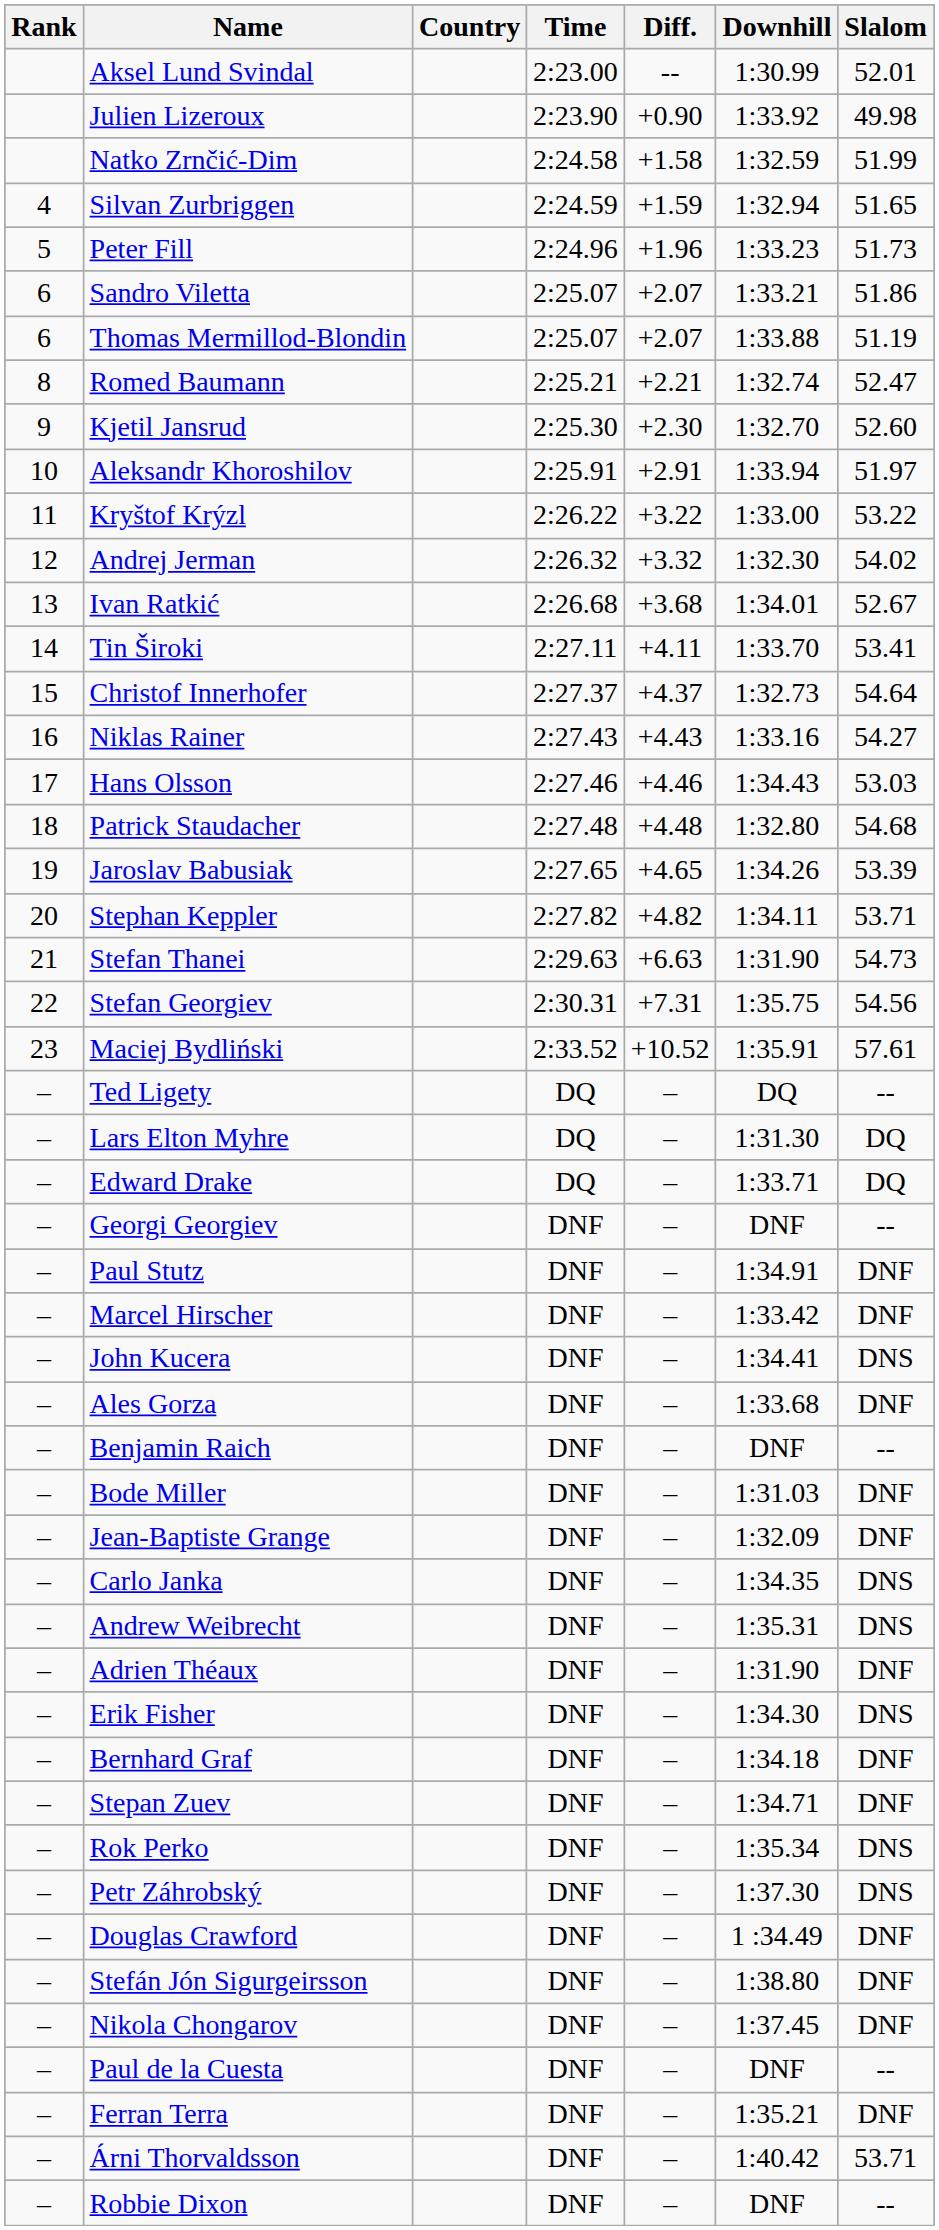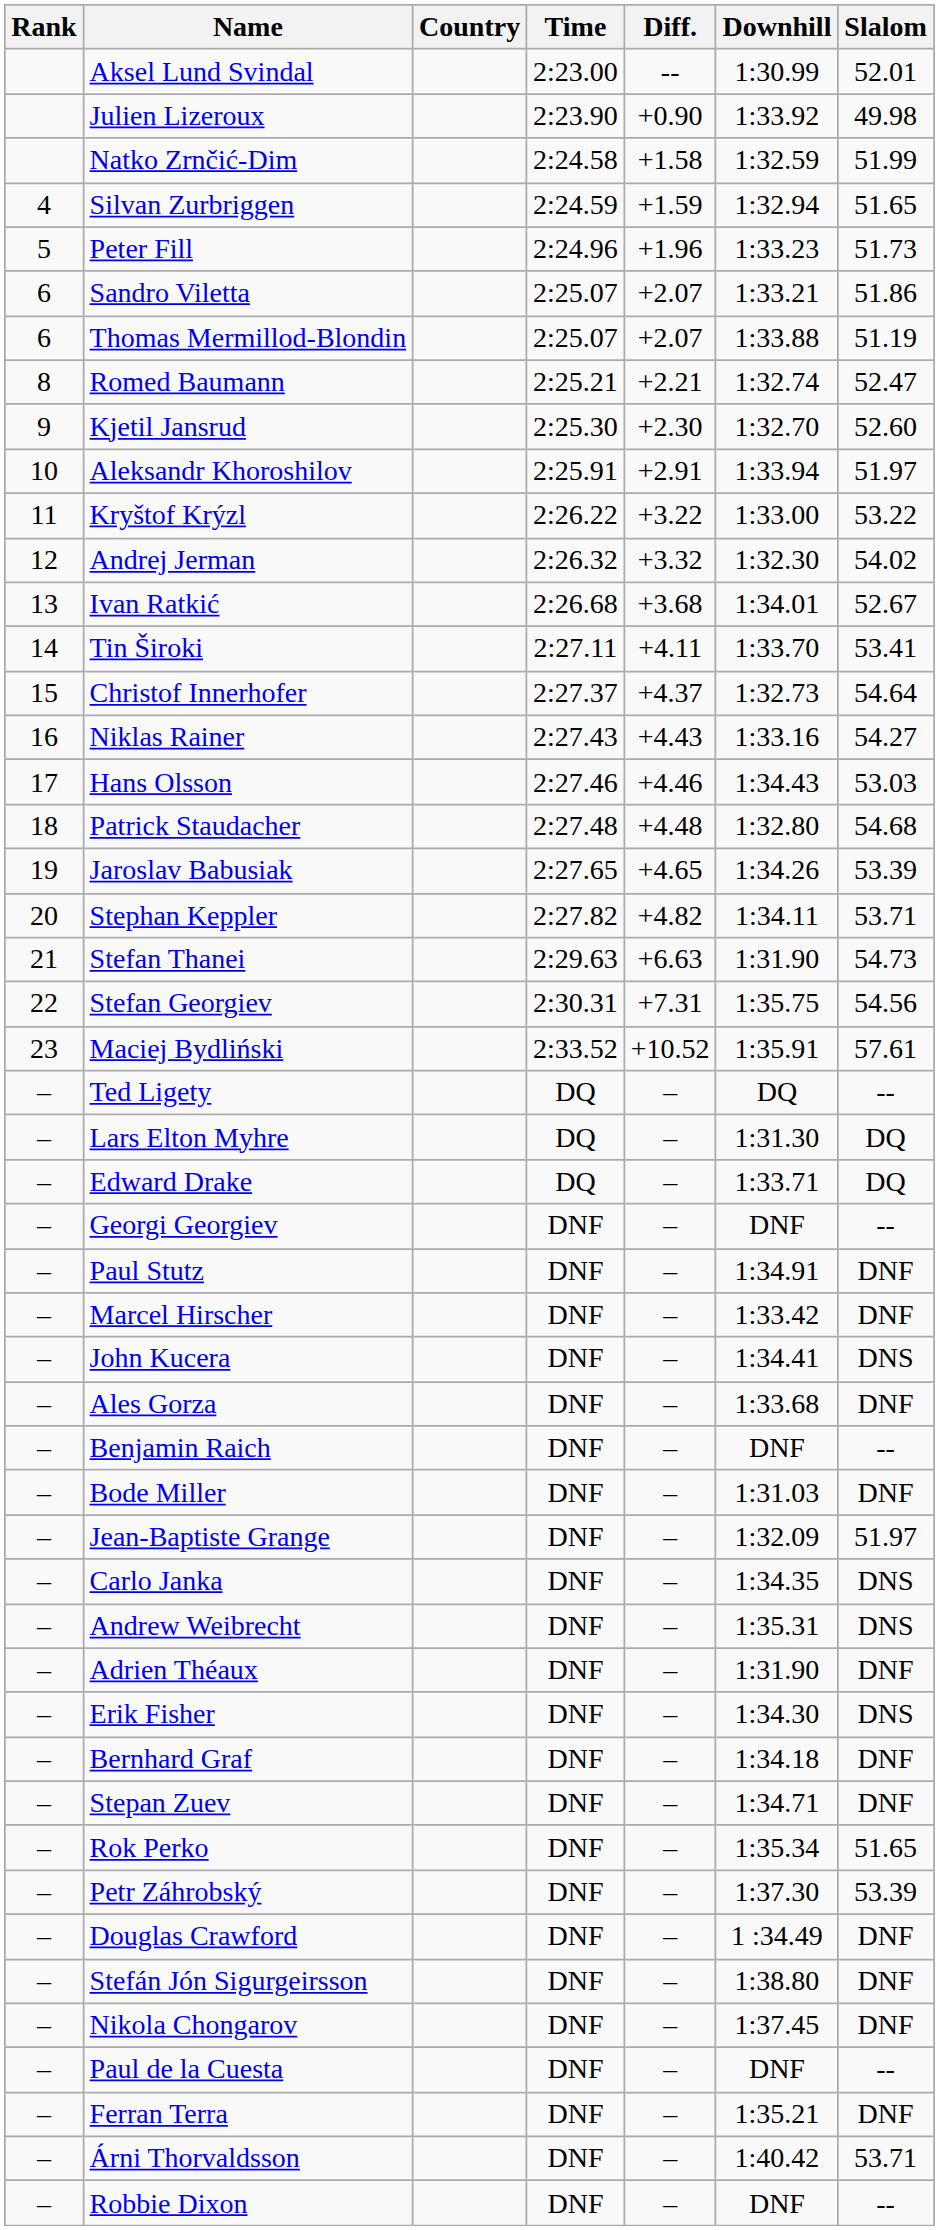(886, 1536) DNF -> (886, 1536) 51.97
(886, 1847) DNS -> (886, 1847) 51.65
(886, 1891) DNS -> (886, 1891) 53.39
